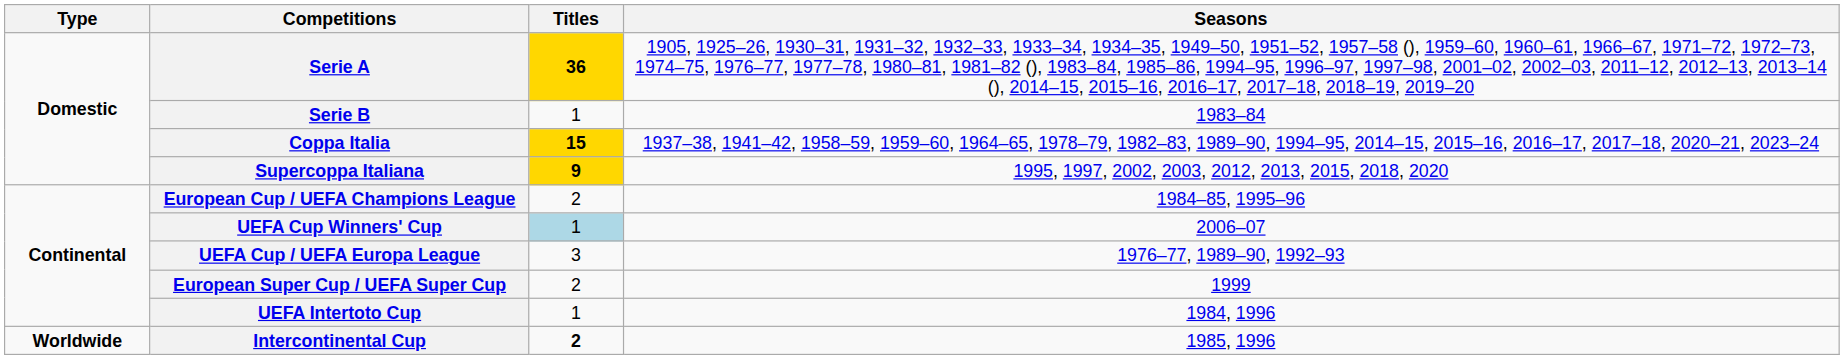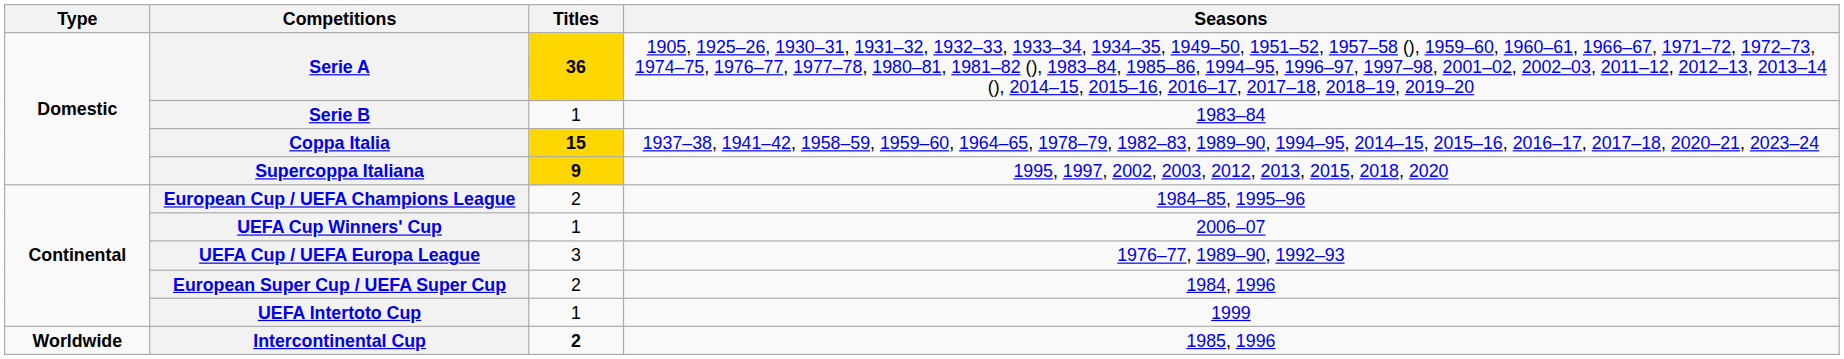(576, 228) lightblue background -> (576, 228) no background
(1231, 284) 1999 -> (1231, 284) 1984, 1996
(1231, 312) 1984, 1996 -> (1231, 312) 1999
